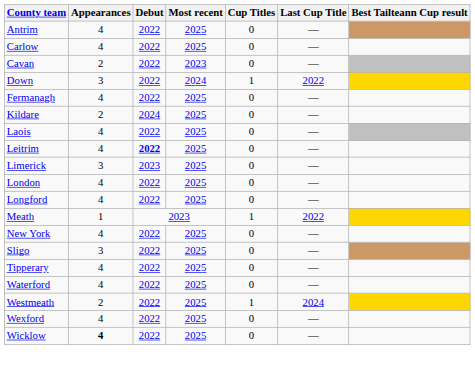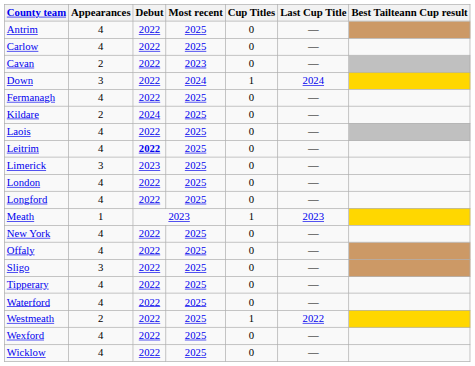(313, 81) 2022 -> (313, 81) 2024
(313, 217) 2022 -> (313, 217) 2023
+ row: (21, 251)
(313, 302) 2024 -> (313, 319) 2022
(101, 336) bold -> (101, 353) normal
